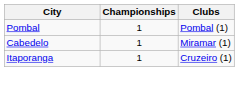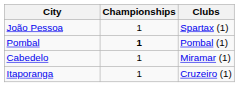+ row: (35, 27)
(139, 27) normal -> (139, 43) bold
